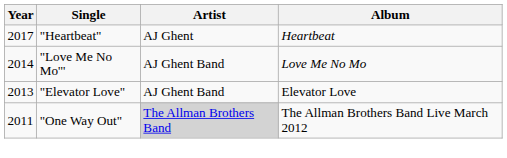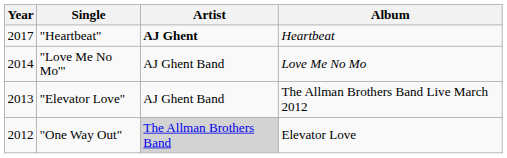(168, 35) normal -> (171, 35) bold
(319, 92) Elevator Love -> (385, 99) The Allman Brothers Band Live March 2012
(20, 120) 2011 -> (21, 135) 2012
(385, 120) The Allman Brothers Band Live March 2012 -> (319, 135) Elevator Love
